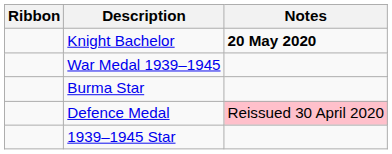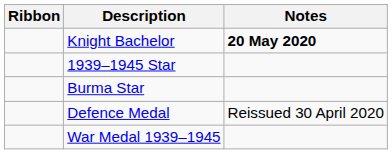rows swapped: (121, 137) <-> (144, 64)
(306, 112) pink background -> (306, 112) no background
